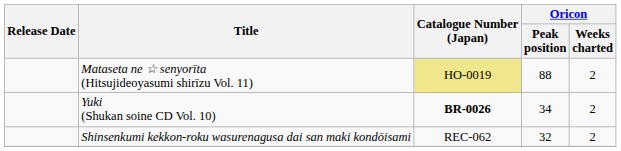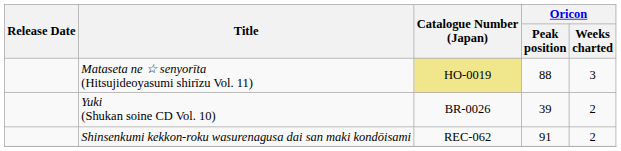(593, 75) 2 -> (593, 75) 3
(468, 109) bold -> (468, 109) normal
(545, 109) 34 -> (545, 109) 39
(545, 136) 32 -> (545, 136) 91
